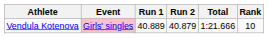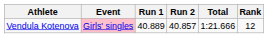(183, 26) 40.879 -> (183, 26) 40.857
(250, 26) 10 -> (250, 26) 12
